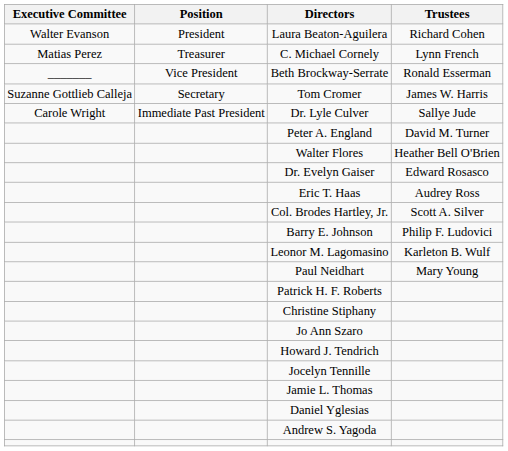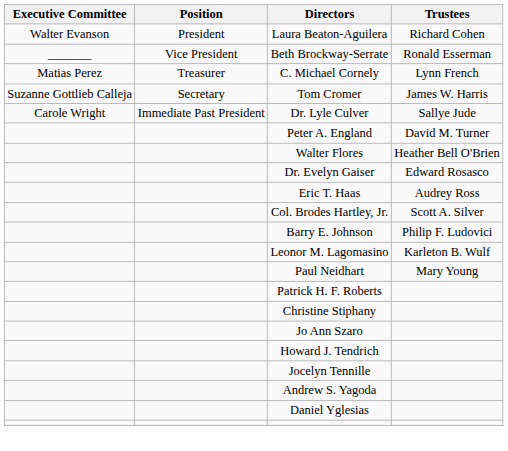rows swapped: (329, 73) <-> (329, 53)
- row: (329, 390)
rows swapped: (329, 430) <-> (329, 410)
